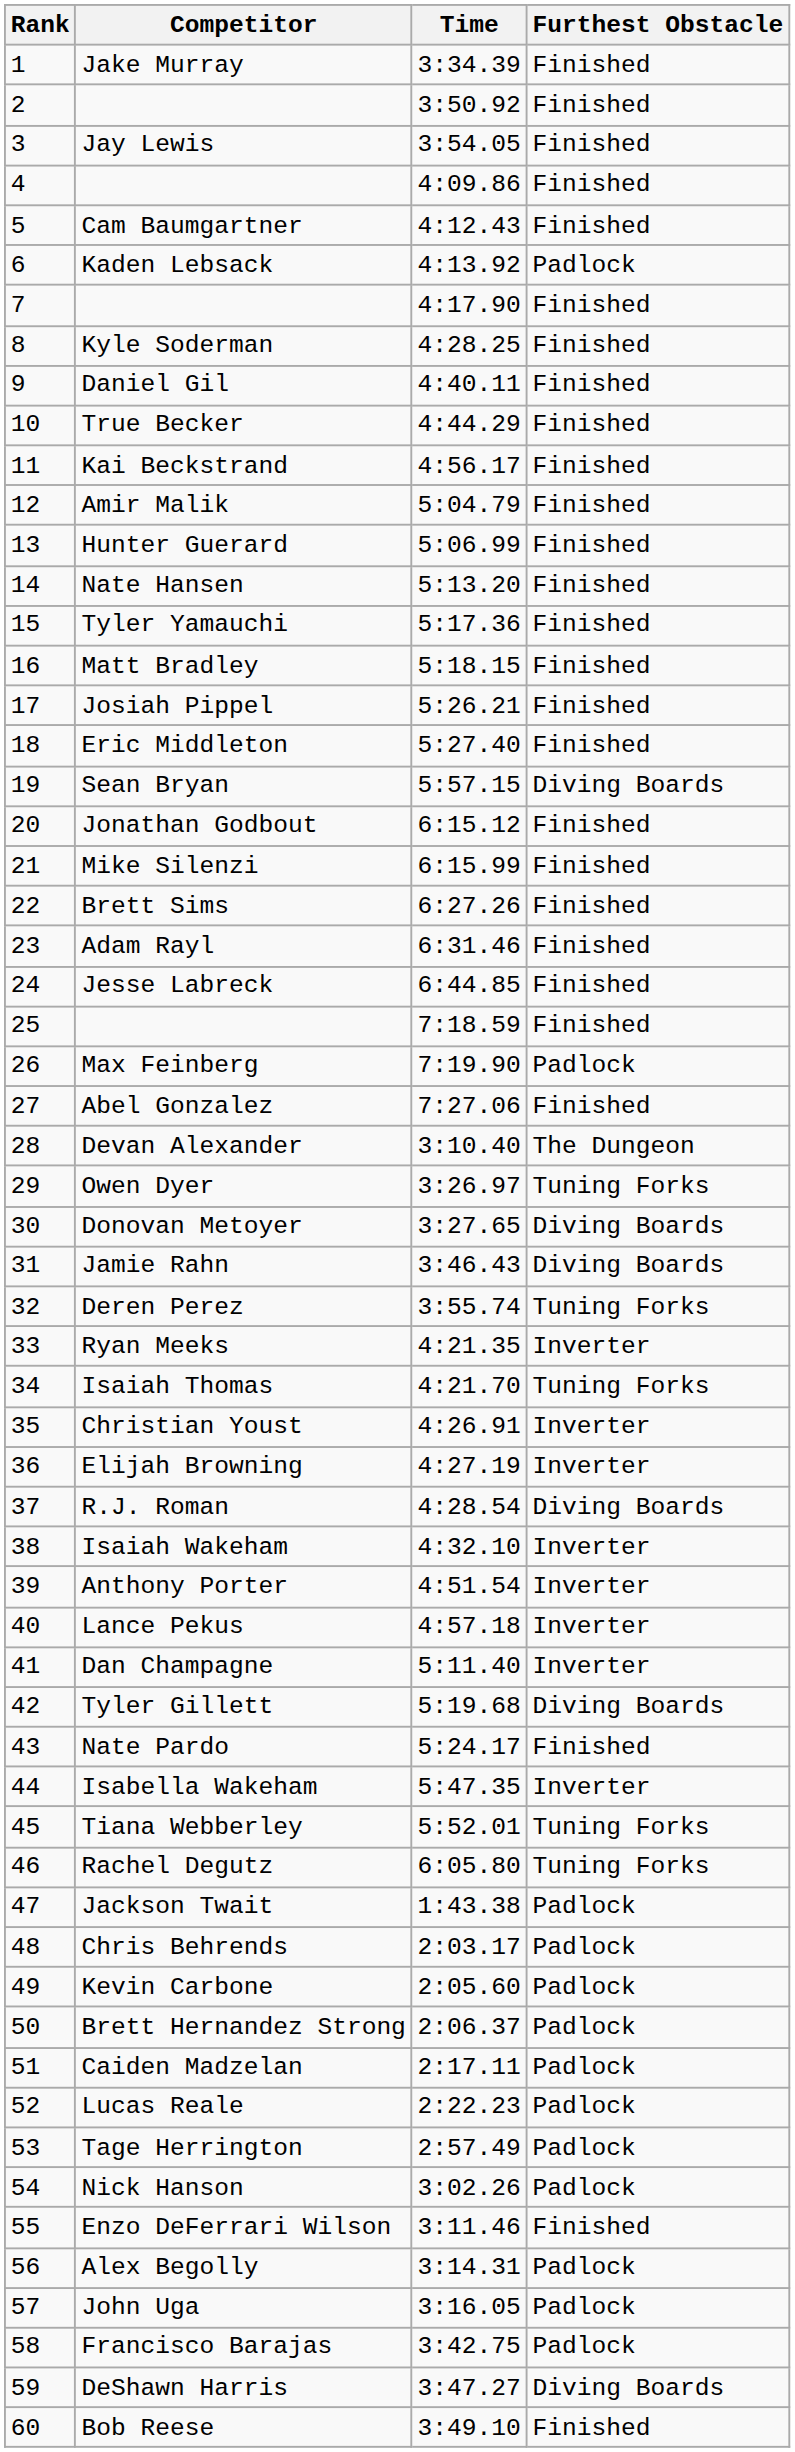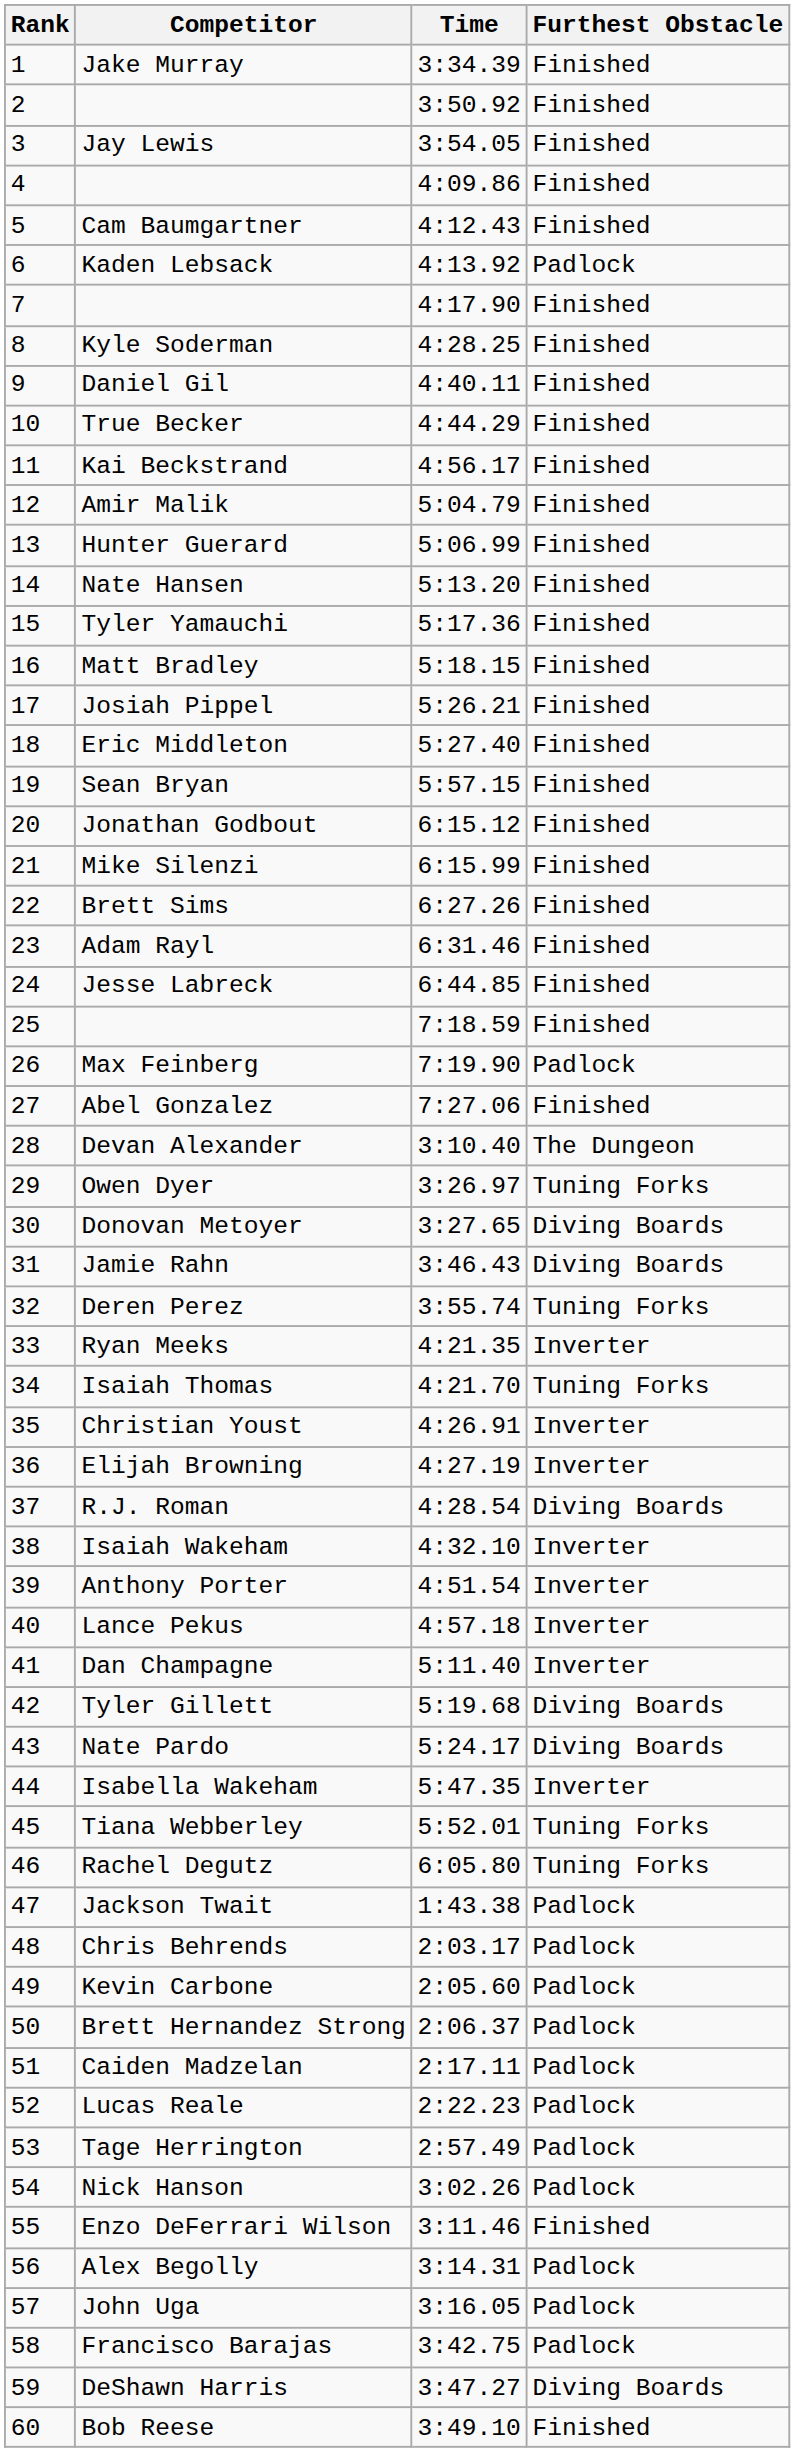(628, 786) Diving Boards -> (591, 786) Finished
(591, 1747) Finished -> (628, 1747) Diving Boards
